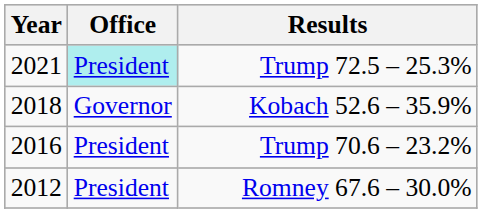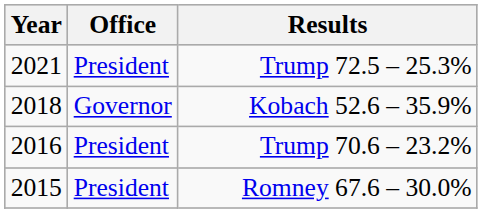(121, 65) paleturquoise background -> (121, 65) no background
(36, 187) 2012 -> (36, 187) 2015
